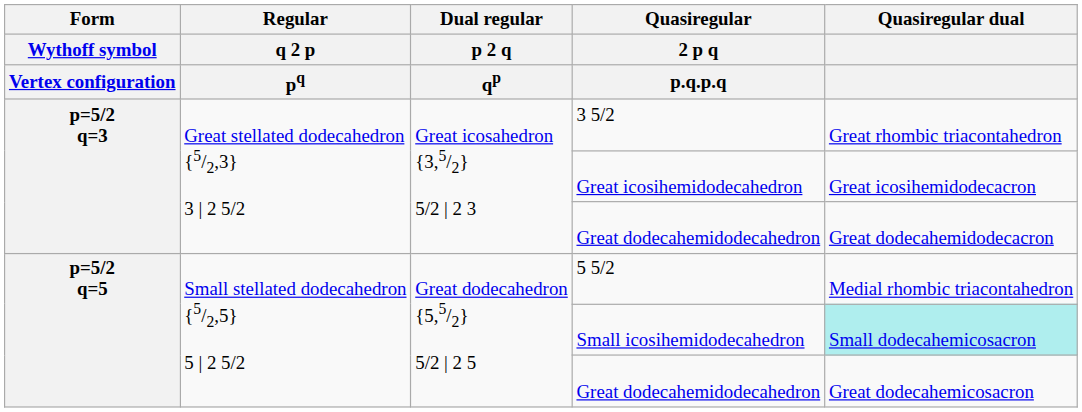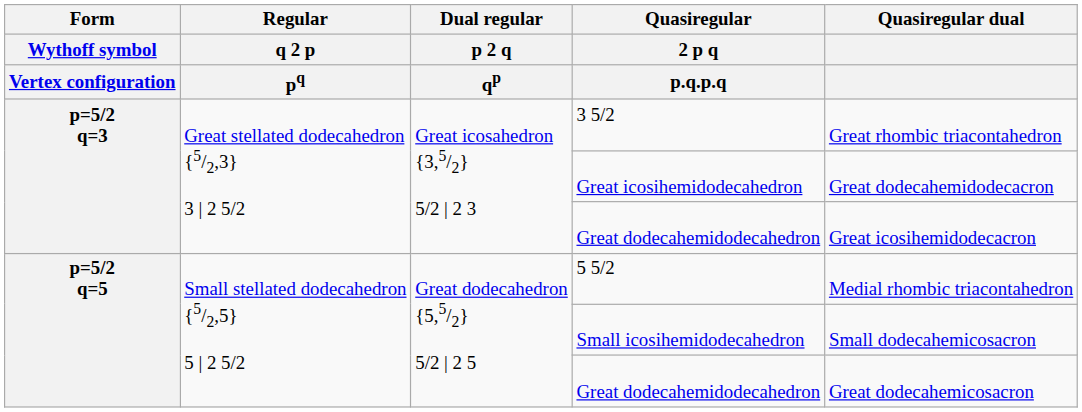(932, 186) Great icosihemidodecacron -> (941, 186) Great dodecahemidodecacron
(941, 238) Great dodecahemidodecacron -> (932, 238) Great icosihemidodecacron
(932, 340) paleturquoise background -> (932, 340) no background
